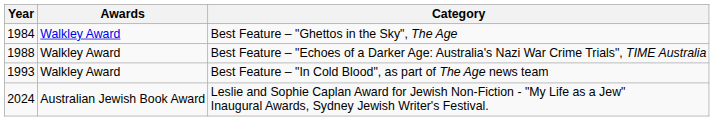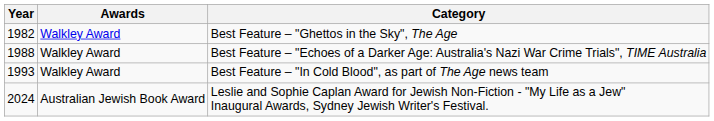(21, 33) 1984 -> (21, 33) 1982
